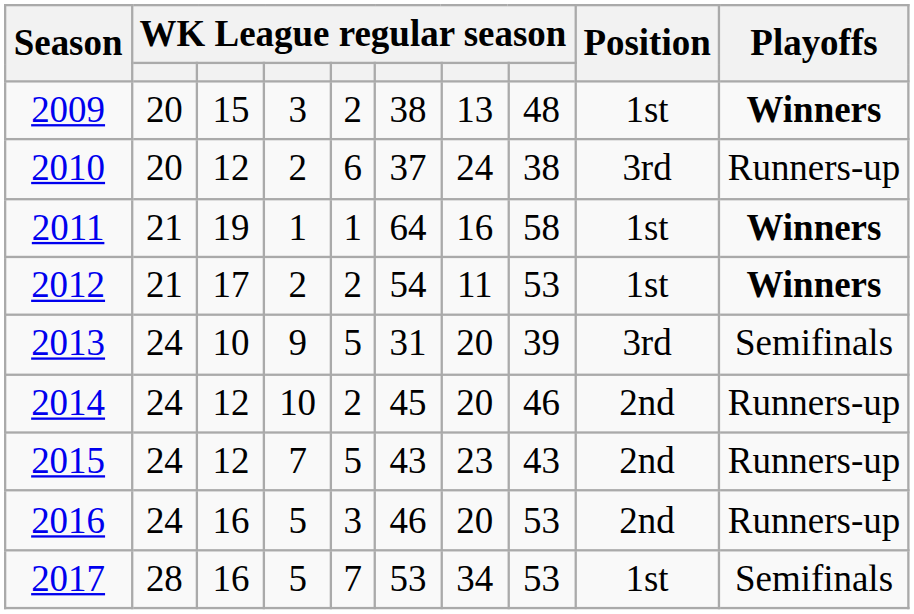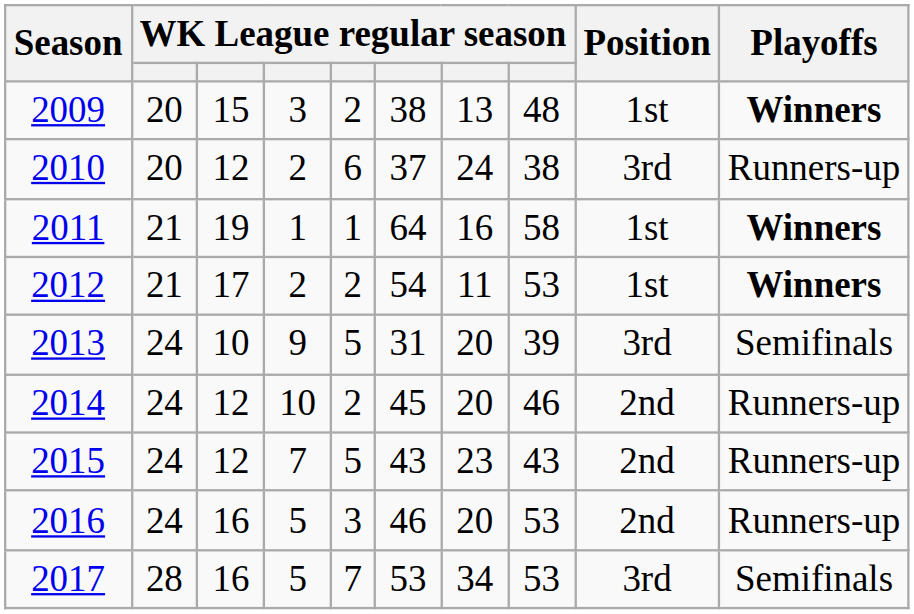(647, 578) 1st -> (647, 578) 3rd
